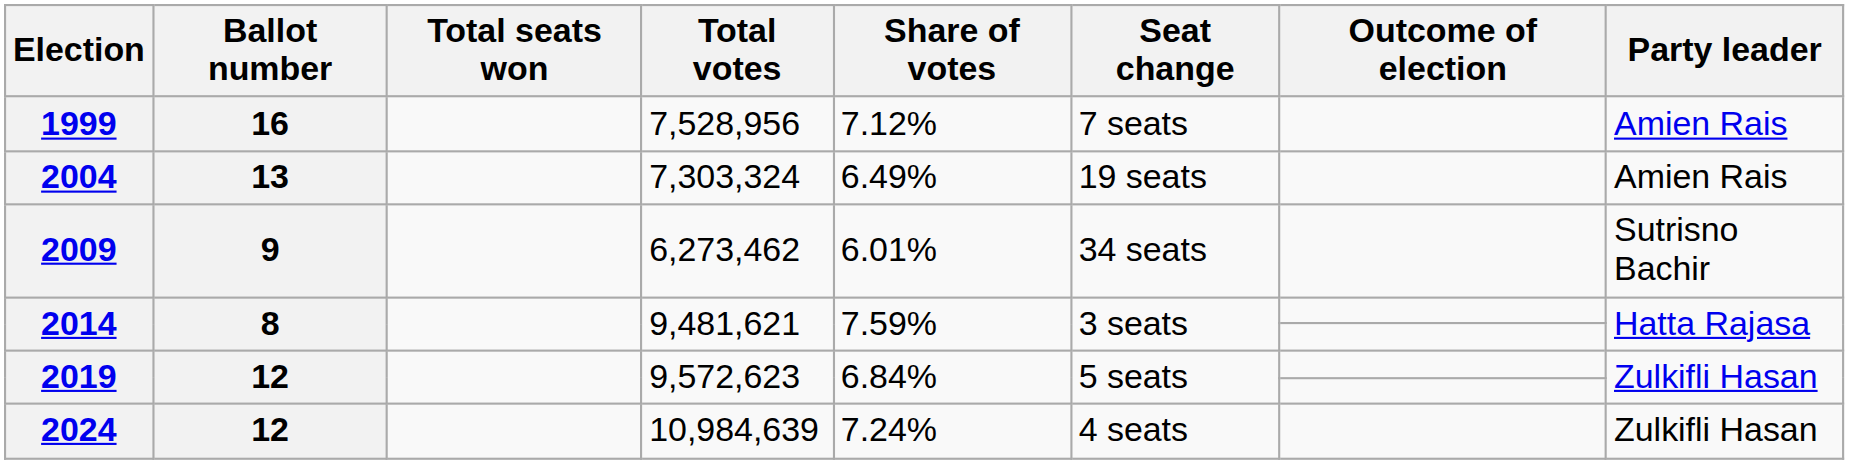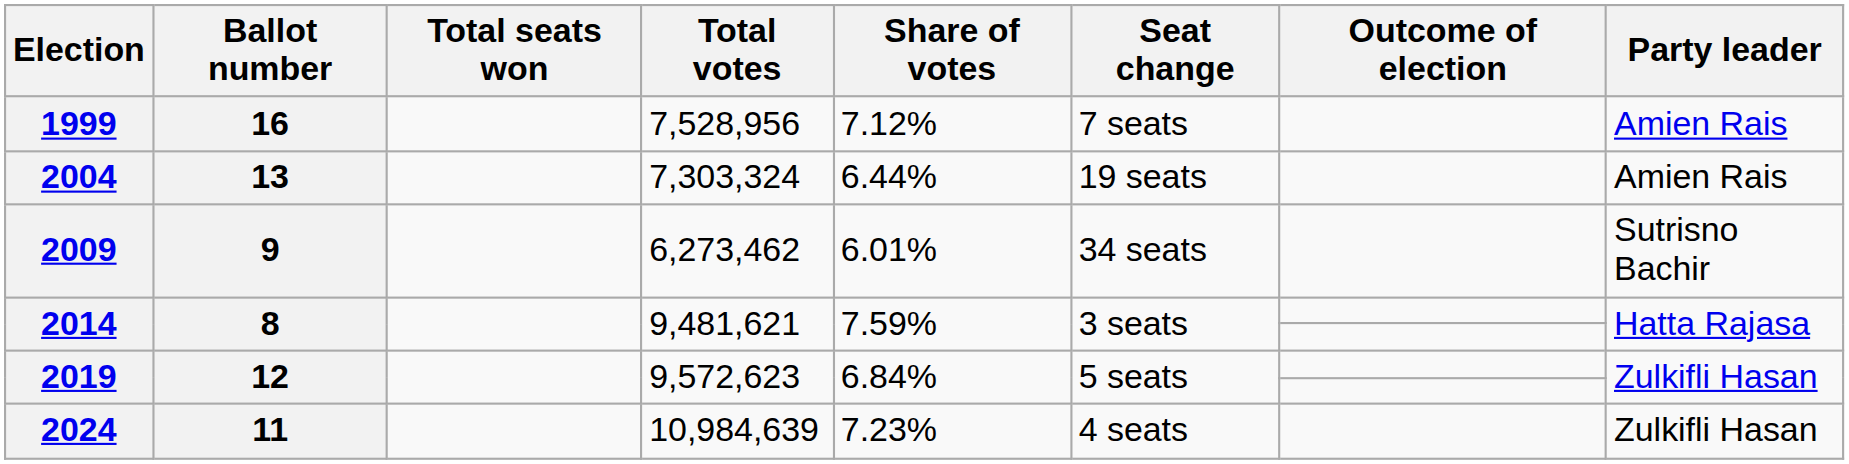(889, 177) 6.49% -> (889, 177) 6.44%
(270, 430) 12 -> (270, 430) 11
(889, 430) 7.24% -> (889, 430) 7.23%
